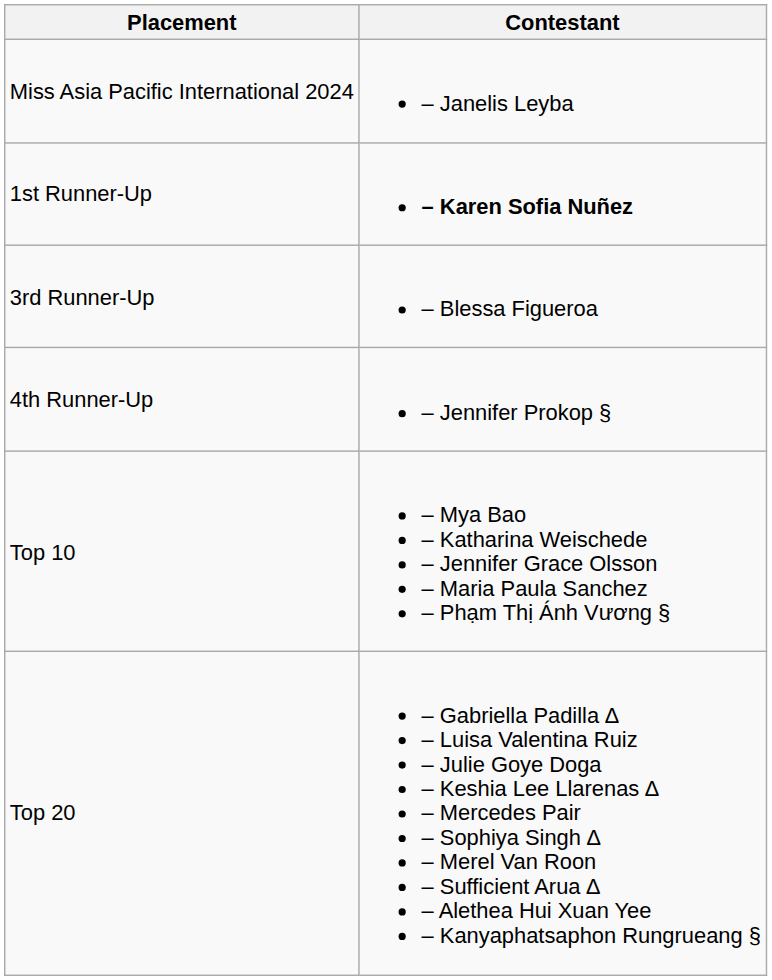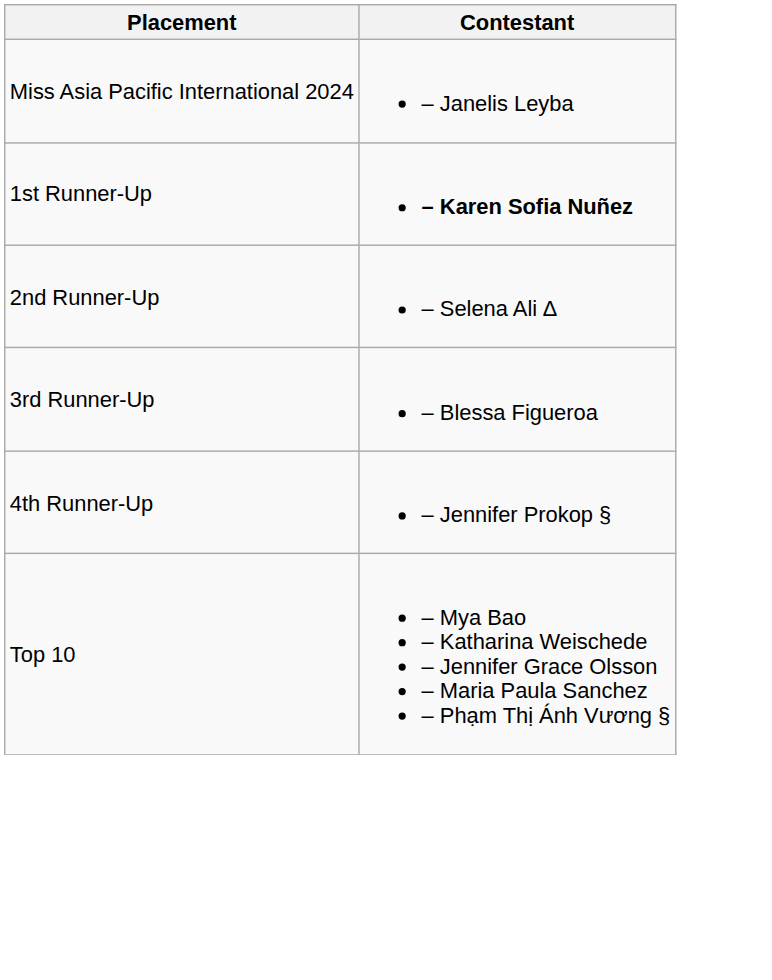+ row: (85, 297)
- row: (43, 813)
